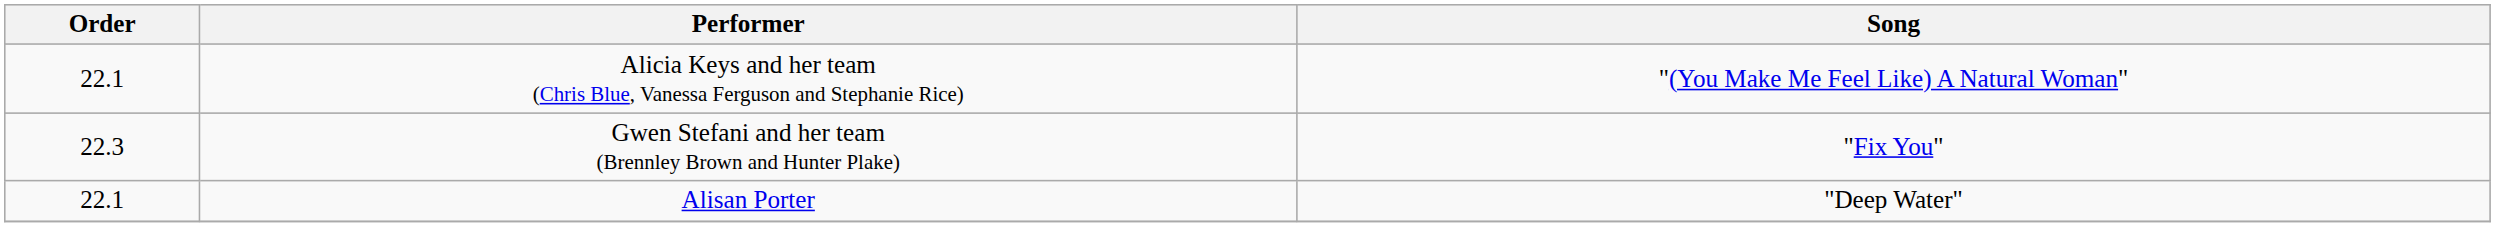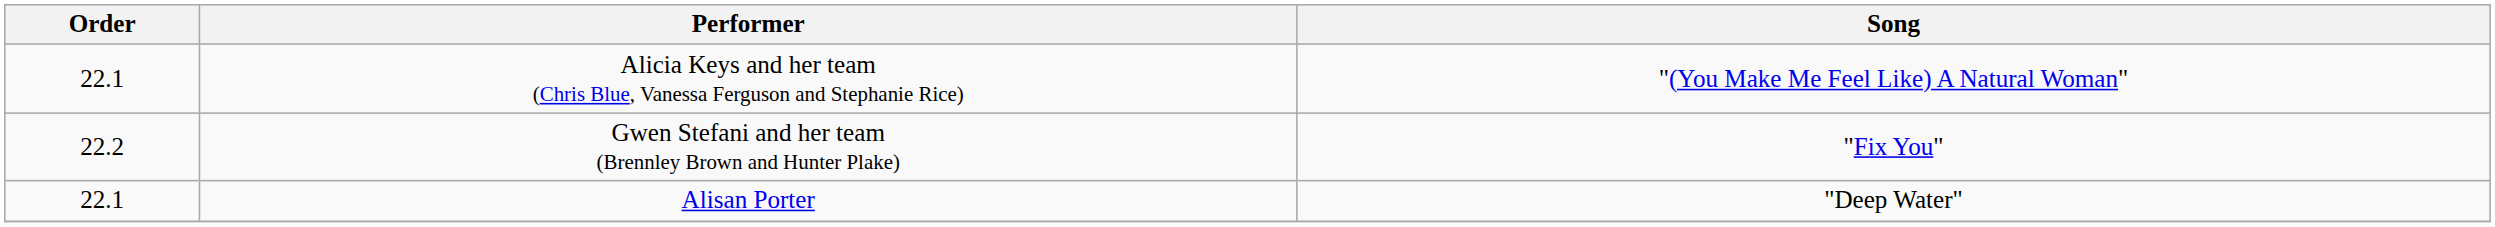(102, 146) 22.3 -> (102, 146) 22.2
